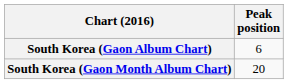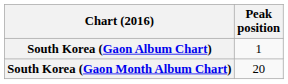(259, 48) 6 -> (259, 48) 1
